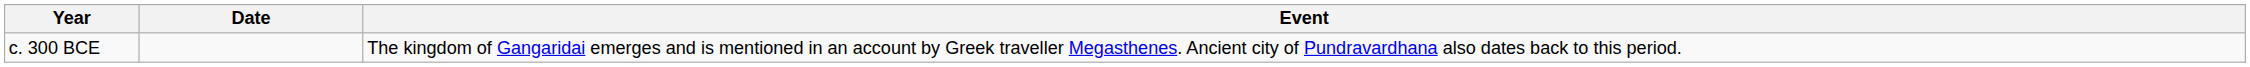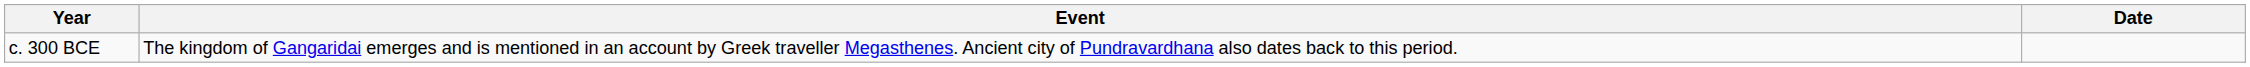columns swapped: (251, 18) <-> (1304, 18)
